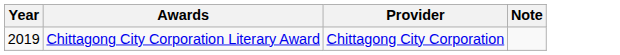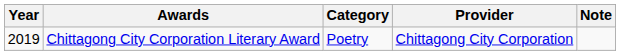+ column: (358, 15)
